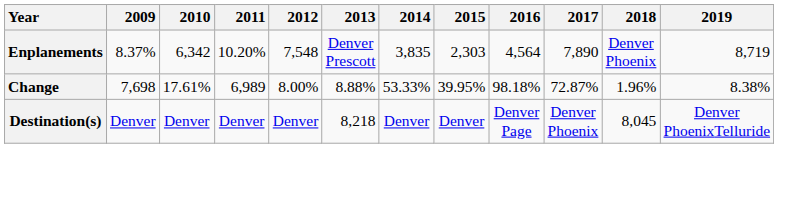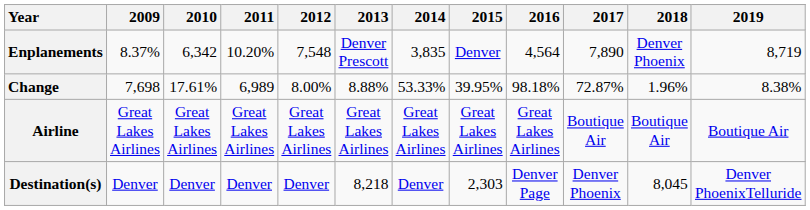(468, 52) 2,303 -> (478, 52) Denver
+ row: (55, 130)
(462, 121) Denver -> (485, 183) 2,303
